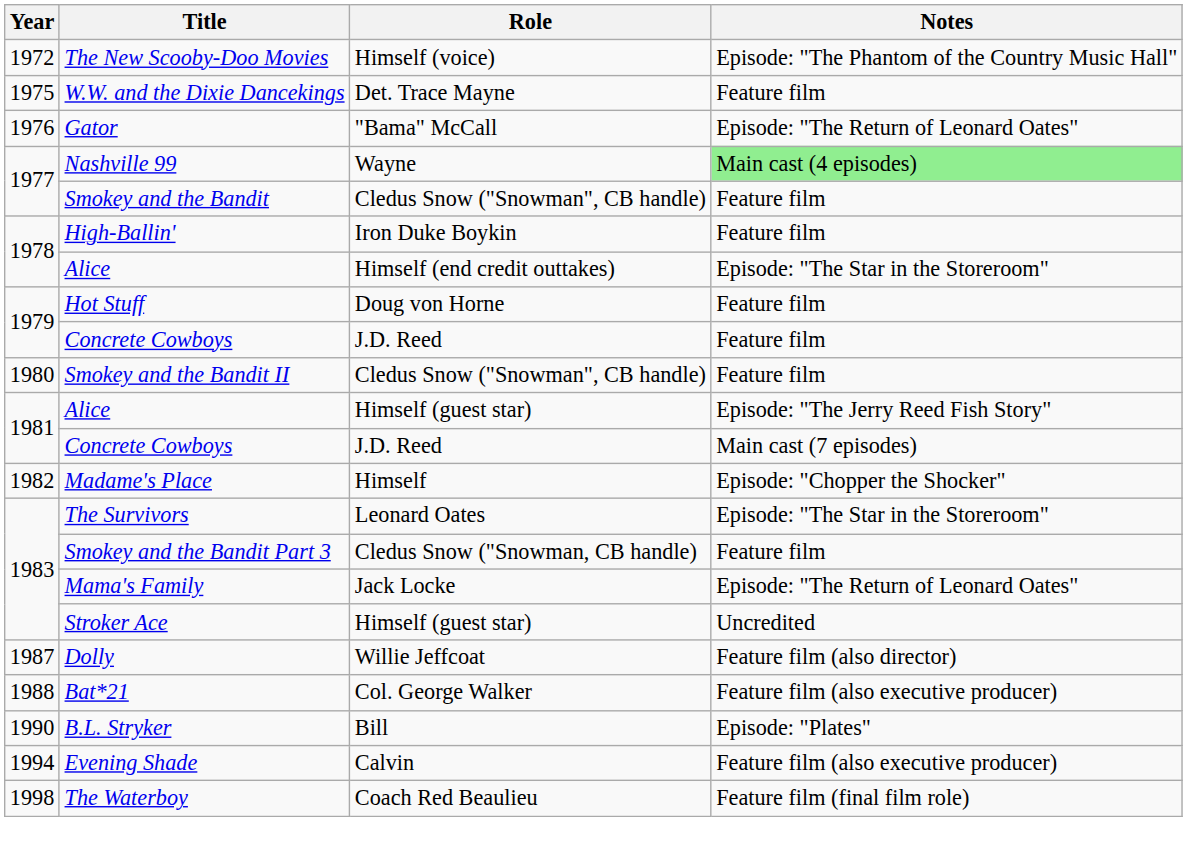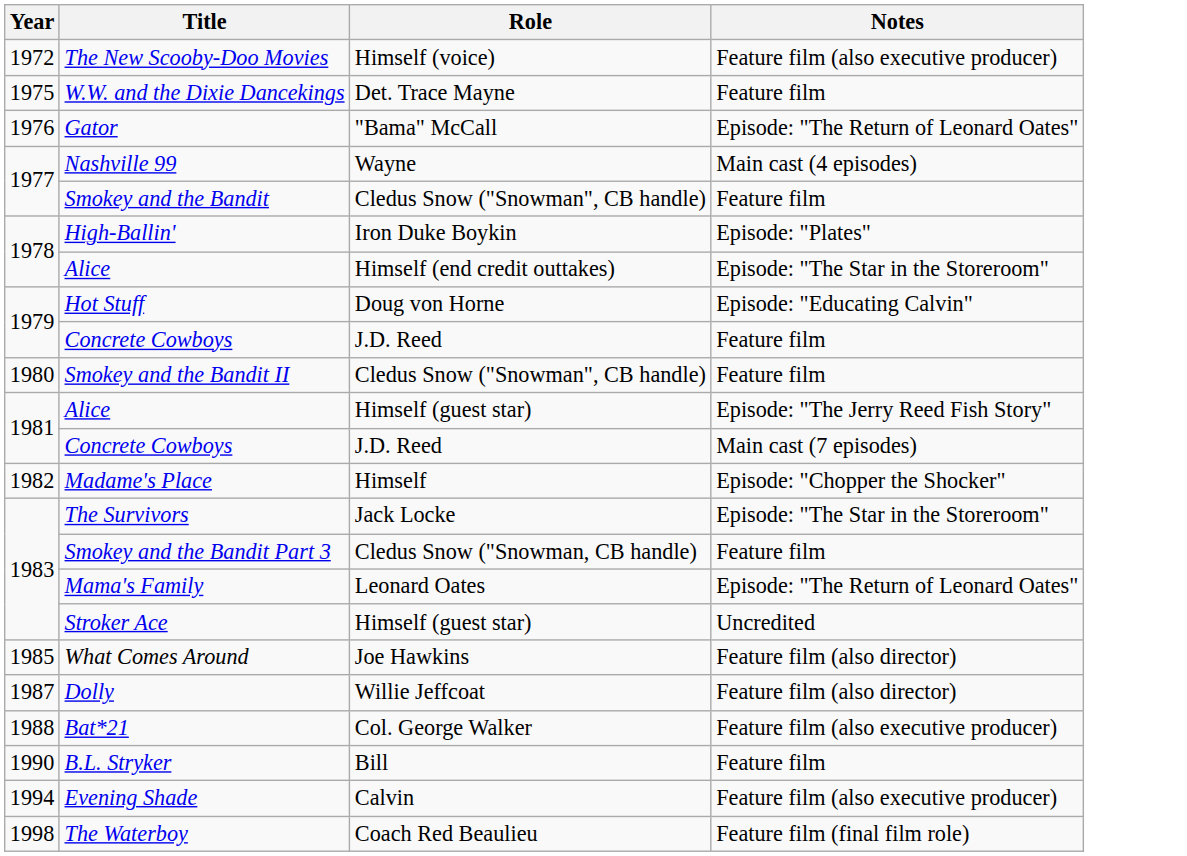(947, 57) Episode: "The Phantom of the Country Music Hall" -> (887, 57) Feature film (also executive producer)
(817, 163) lightgreen background -> (817, 163) no background
(771, 233) Feature film -> (794, 233) Episode: "Plates"
(771, 304) Feature film -> (844, 304) Episode: "Educating Calvin"
(420, 515) Leonard Oates -> (405, 515) Jack Locke
(405, 586) Jack Locke -> (420, 586) Leonard Oates
+ row: (32, 657)
(794, 727) Episode: "Plates" -> (771, 762) Feature film
